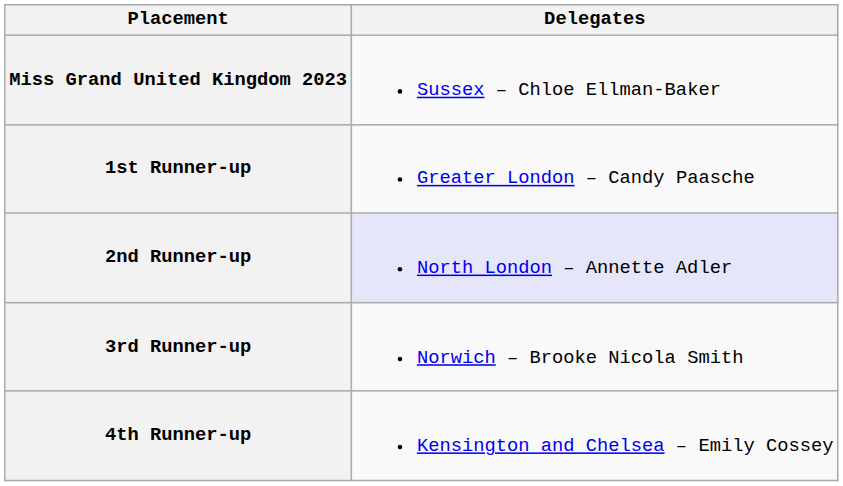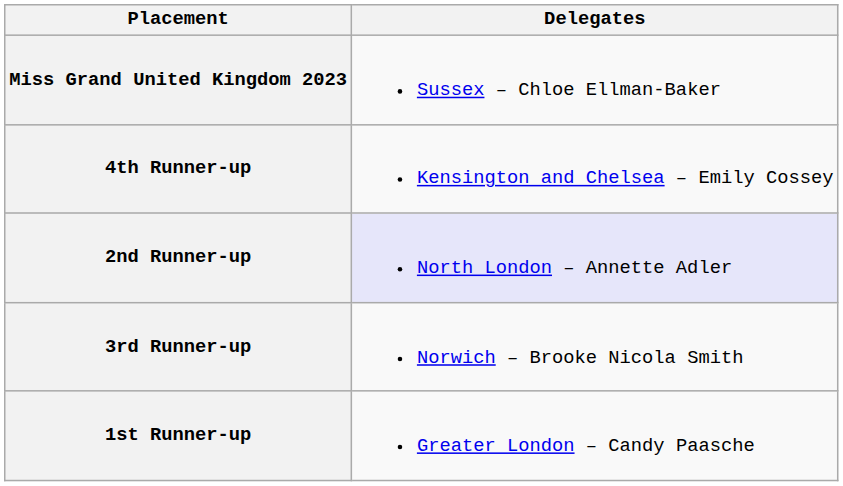rows swapped: (178, 169) <-> (178, 436)
